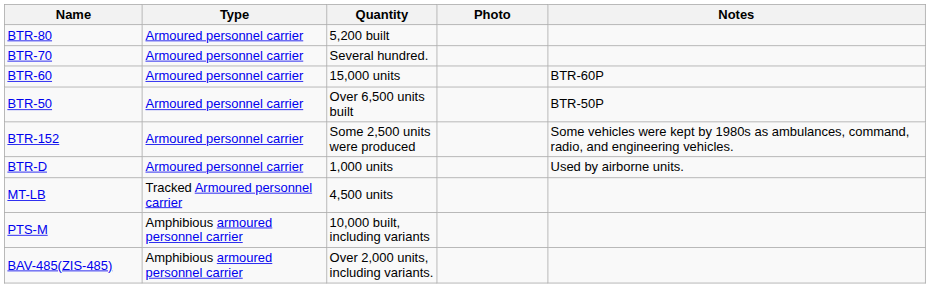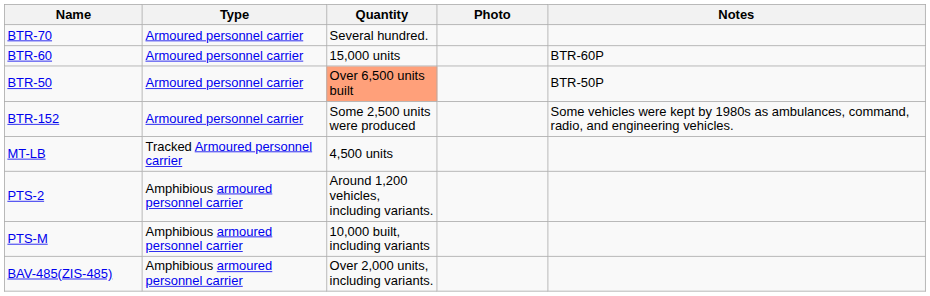- row: (30, 35)
(377, 104) no background -> (377, 83) lightsalmon background
- row: (27, 167)
+ row: (26, 196)
